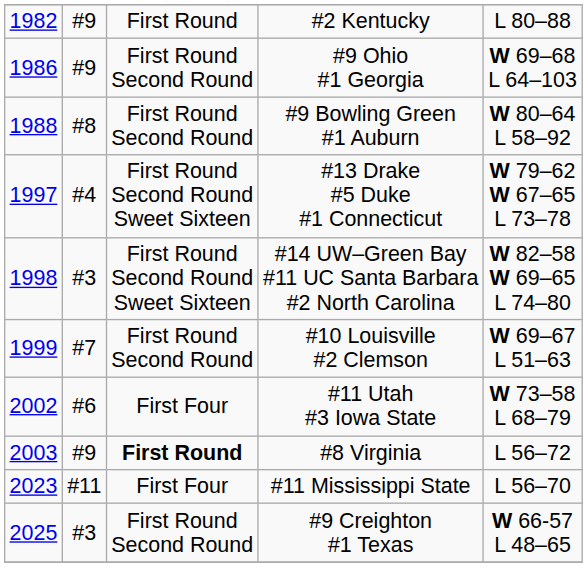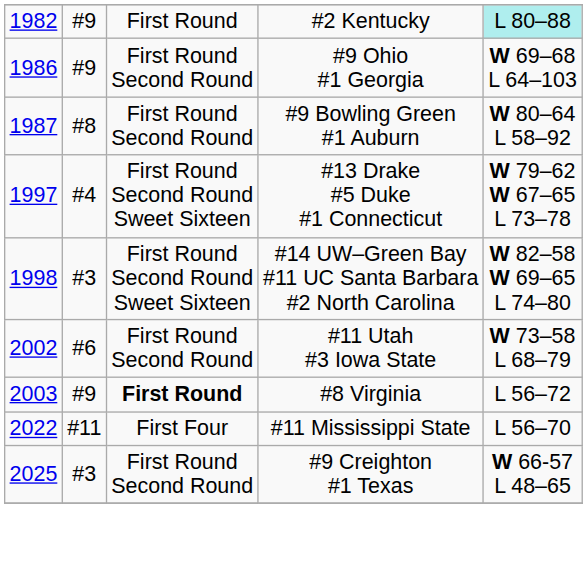(533, 21) no background -> (533, 21) paleturquoise background
(33, 125) 1988 -> (33, 125) 1987
- row: (371, 348)
(182, 406) First Four -> (182, 348) First Round Second Round
(33, 486) 2023 -> (33, 428) 2022
